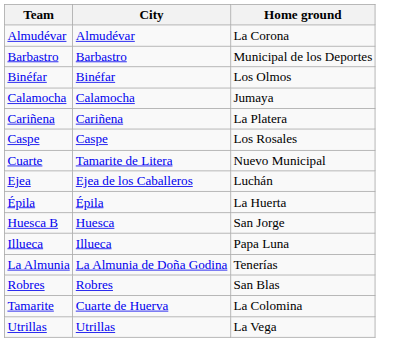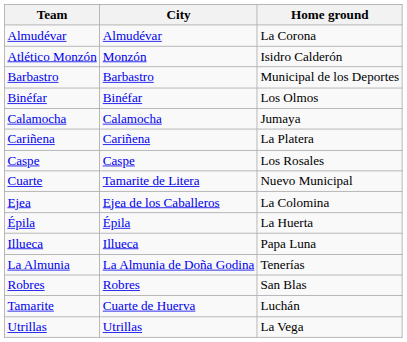+ row: (52, 56)
(253, 181) Luchán -> (295, 202) La Colomina
- row: (33, 222)
(268, 306) La Colomina -> (280, 306) Luchán
